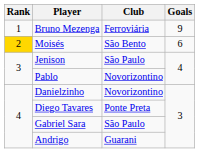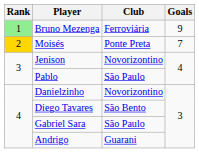(18, 28) no background -> (18, 28) lightgreen background
(125, 44) São Bento -> (127, 44) Ponte Preta
(180, 44) 6 -> (180, 44) 7
(124, 60) São Paulo -> (134, 60) Novorizontino
(134, 76) Novorizontino -> (124, 76) São Paulo
(127, 108) Ponte Preta -> (125, 108) São Bento
